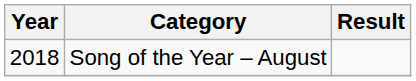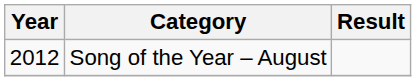(35, 57) 2018 -> (35, 57) 2012
